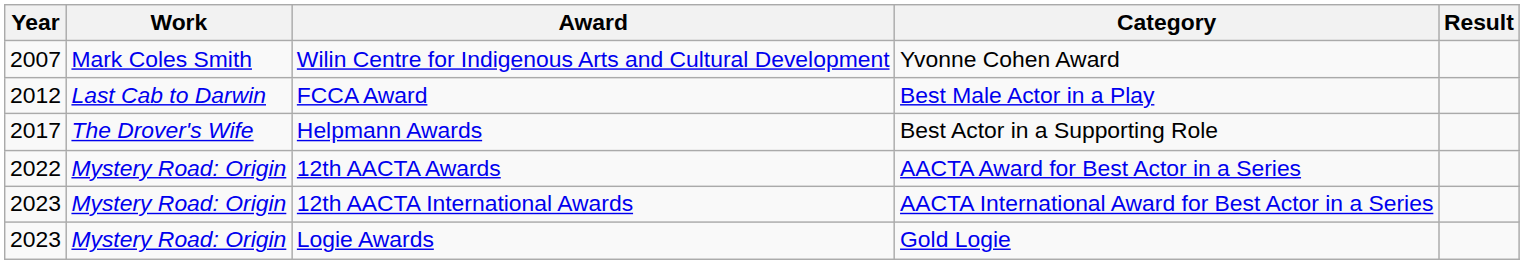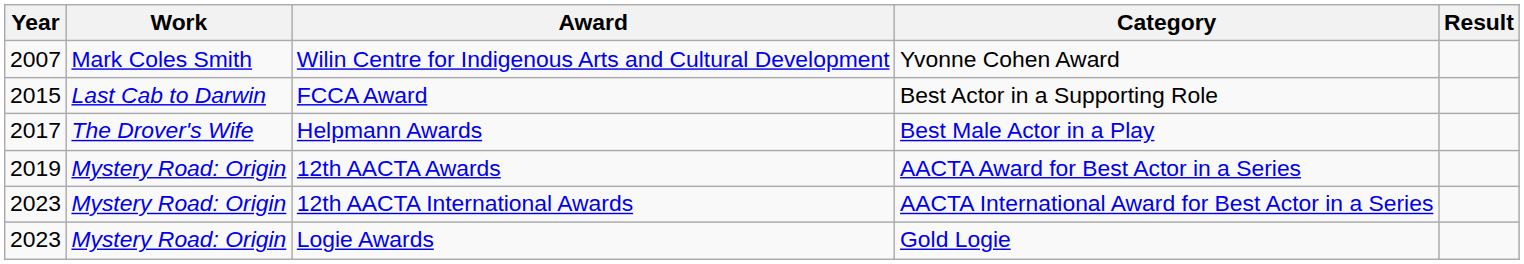(35, 95) 2012 -> (35, 95) 2015
(1027, 95) Best Male Actor in a Play -> (1059, 95) Best Actor in a Supporting Role
(1059, 131) Best Actor in a Supporting Role -> (1027, 131) Best Male Actor in a Play
(35, 167) 2022 -> (35, 167) 2019
